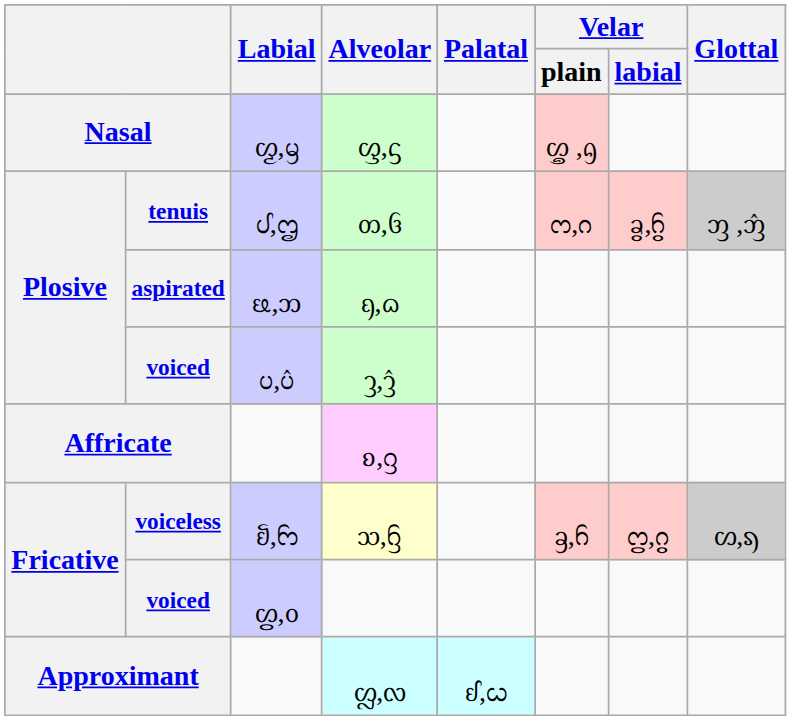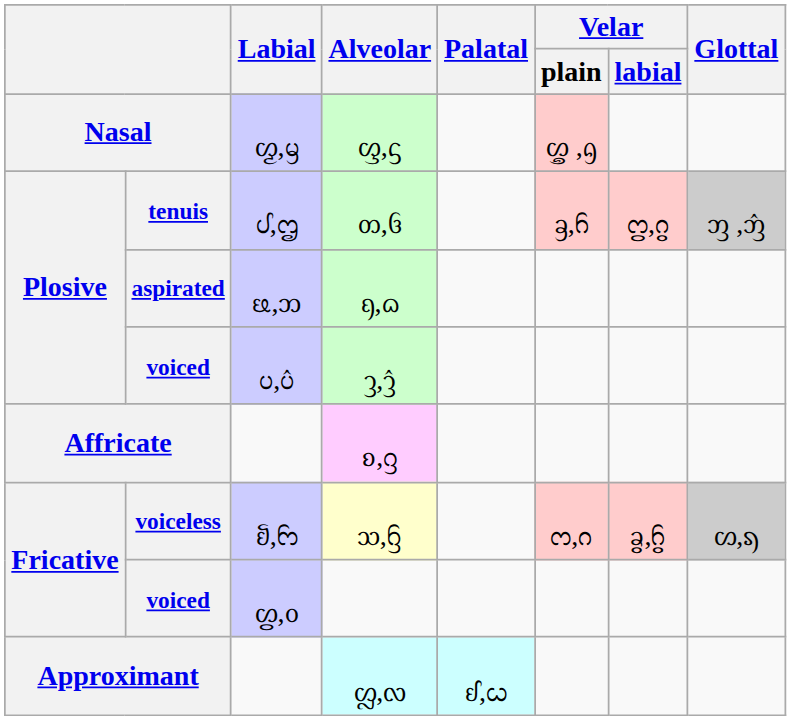(571, 224) ᦂ,ᦅ -> (571, 224) ᦃ,ᦆ
(648, 224) ᦧ,ᦩ -> (648, 224) ᦦ,ᦨ
(571, 535) ᦃ,ᦆ -> (571, 535) ᦂ,ᦅ
(648, 535) ᦦ,ᦨ -> (648, 535) ᦧ,ᦩ
